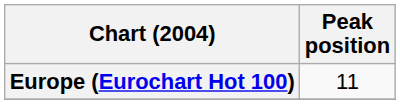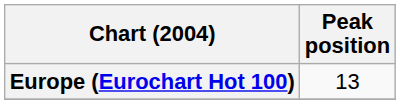(347, 81) 11 -> (347, 81) 13
